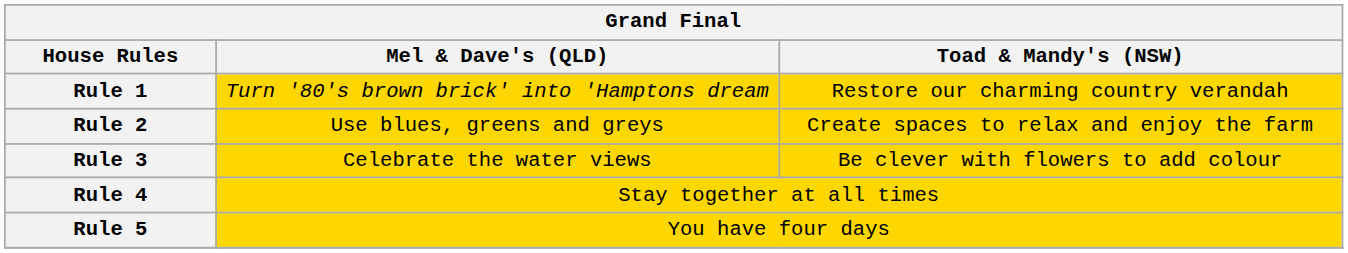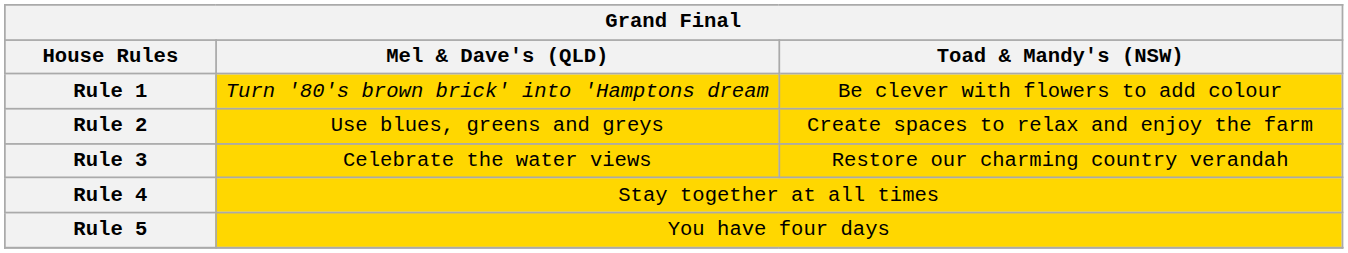(1060, 91) Restore our charming country verandah -> (1060, 91) Be clever with flowers to add colour
(1060, 160) Be clever with flowers to add colour -> (1060, 160) Restore our charming country verandah
